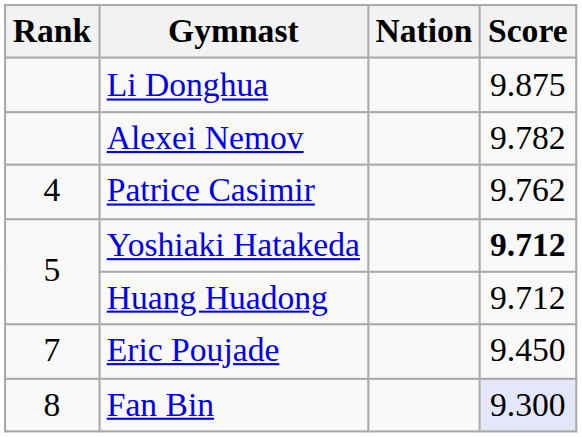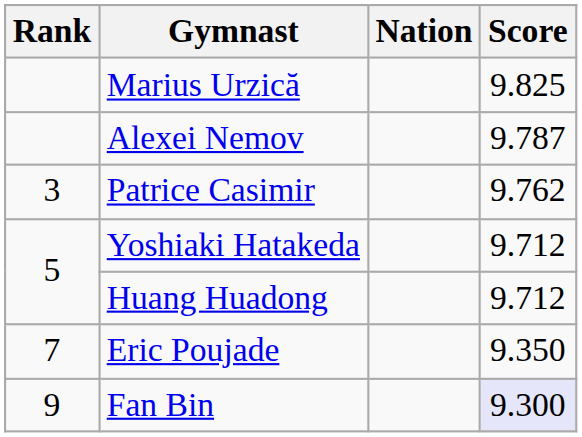- row: (187, 84)
+ row: (203, 84)
(528, 137) 9.782 -> (528, 137) 9.787
(52, 191) 4 -> (52, 191) 3
(528, 244) bold -> (528, 244) normal
(528, 350) 9.450 -> (528, 350) 9.350
(52, 404) 8 -> (52, 404) 9
